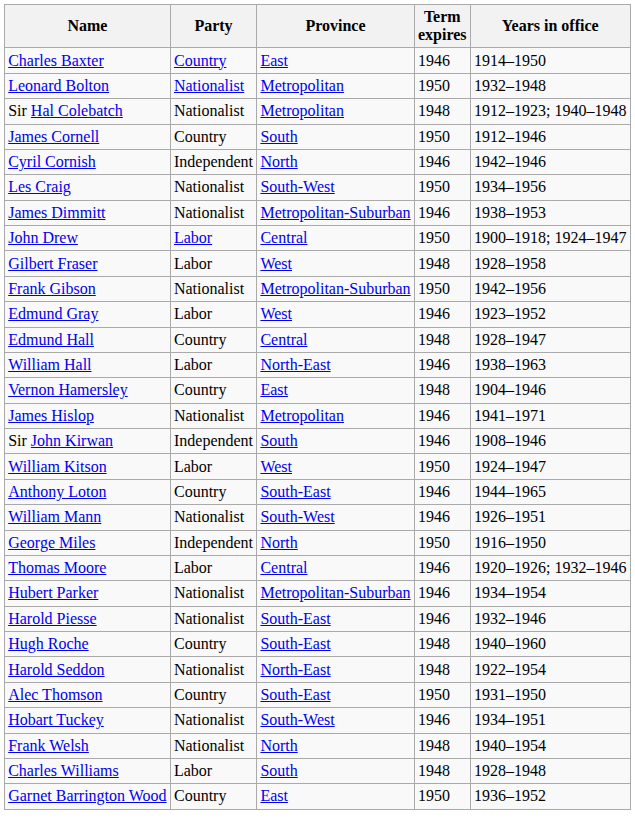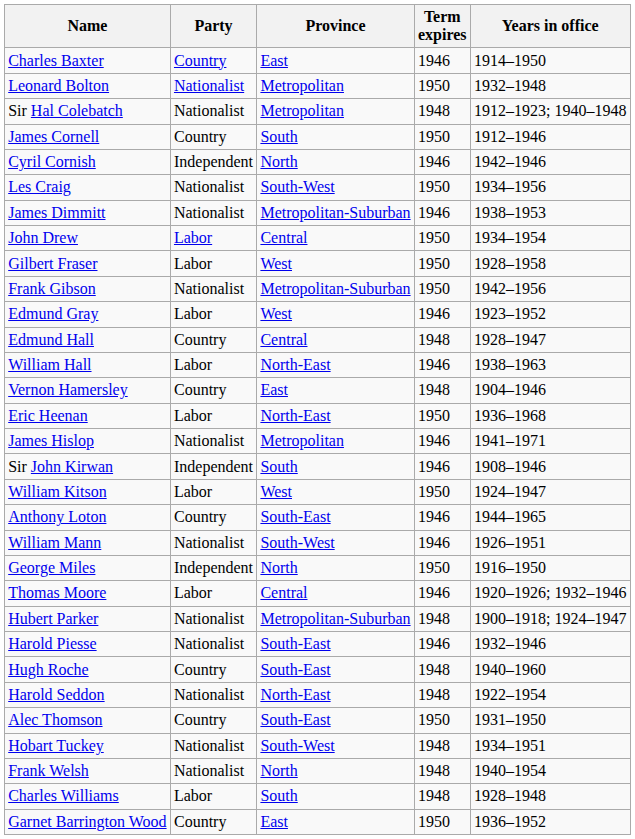(550, 238) 1900–1918; 1924–1947 -> (510, 238) 1934–1954
(434, 263) 1948 -> (434, 263) 1950
+ row: (48, 415)
(434, 593) 1946 -> (434, 618) 1948
(510, 593) 1934–1954 -> (550, 618) 1900–1918; 1924–1947
(434, 720) 1946 -> (434, 745) 1948
